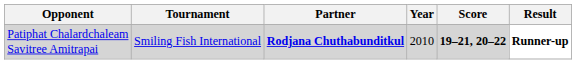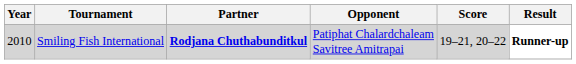columns swapped: (422, 14) <-> (68, 14)
(473, 41) bold -> (473, 41) normal
